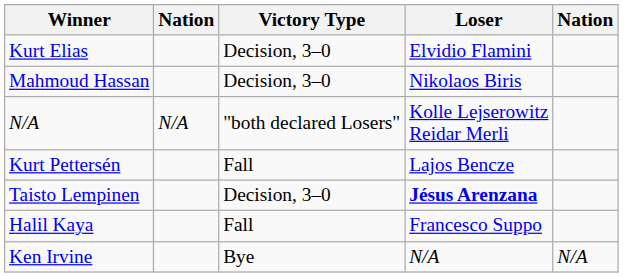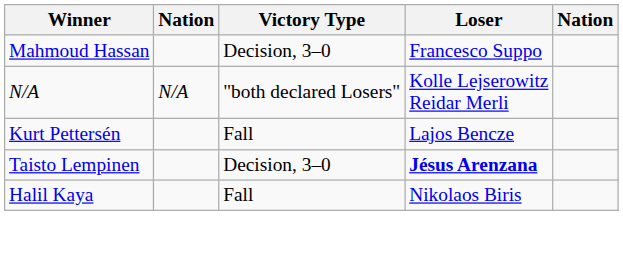- row: (49, 50)
(465, 81) Nikolaos Biris -> (476, 50) Francesco Suppo
(476, 225) Francesco Suppo -> (465, 195) Nikolaos Biris
- row: (51, 256)
